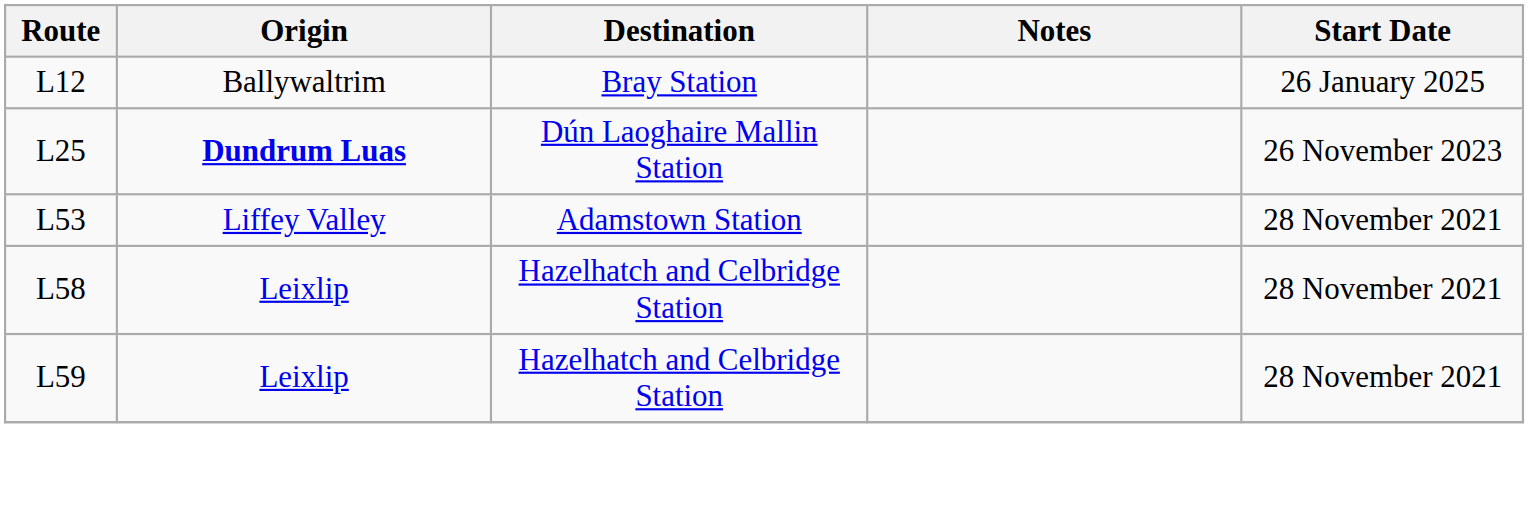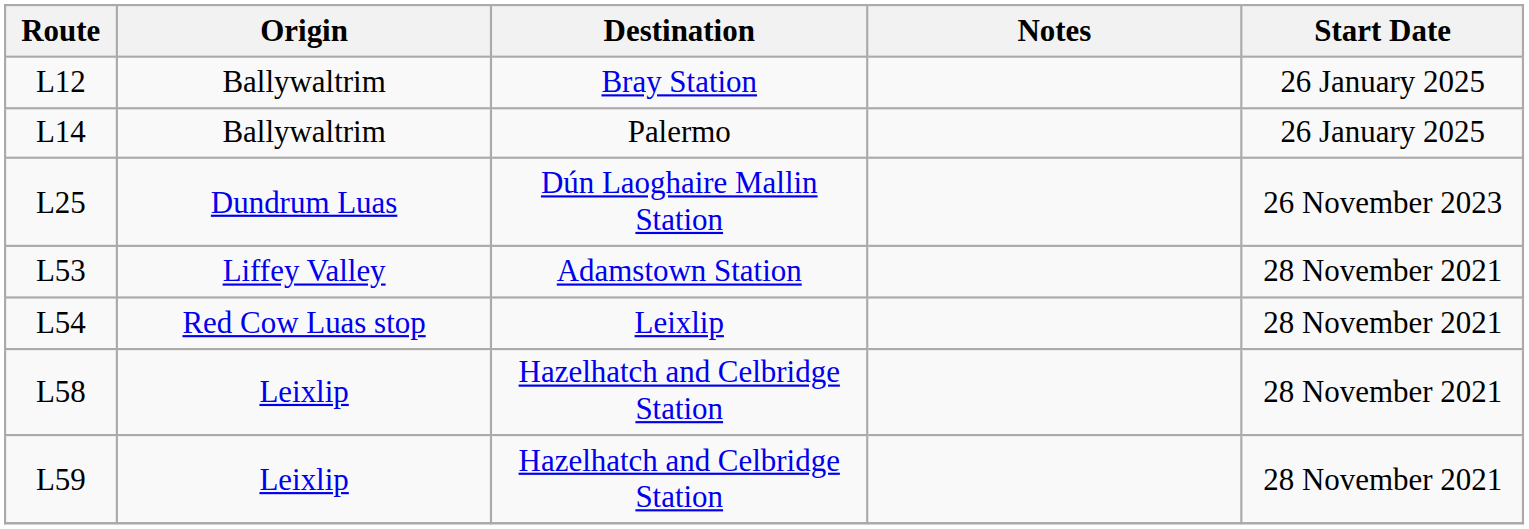+ row: (61, 132)
(304, 150) bold -> (304, 201) normal
+ row: (61, 322)
